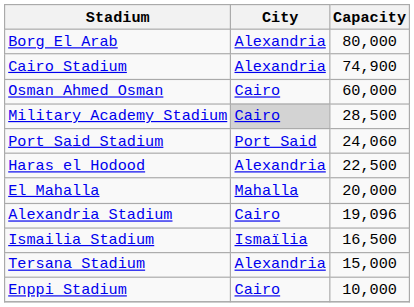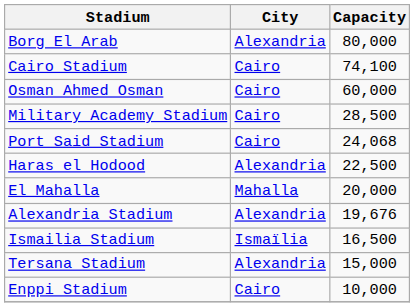(280, 67) Alexandria -> (257, 67) Cairo
(370, 67) 74,900 -> (370, 67) 74,100
(257, 116) lightgrey background -> (257, 116) no background
(276, 141) Port Said -> (257, 141) Cairo
(370, 141) 24,060 -> (370, 141) 24,068
(257, 215) Cairo -> (280, 215) Alexandria
(370, 215) 19,096 -> (370, 215) 19,676
